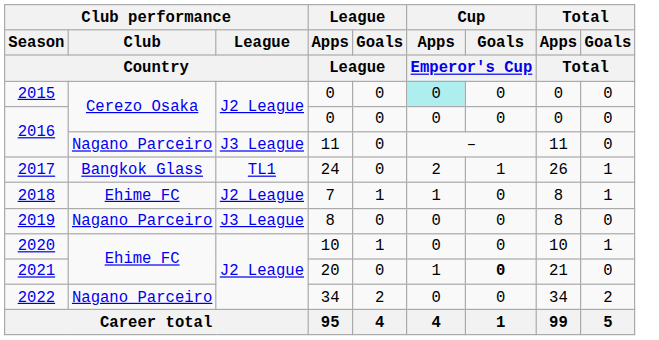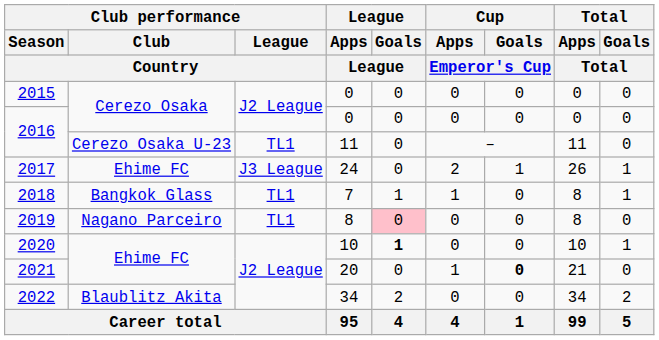(436, 94) paleturquoise background -> (455, 94) no background
(142, 144) Nagano Parceiro -> (151, 144) Cerezo Osaka U-23
(262, 144) J3 League -> (281, 144) TL1
(142, 170) Bangkok Glass -> (151, 170) Ehime FC
(262, 170) TL1 -> (281, 170) J3 League
(142, 195) Ehime FC -> (151, 195) Bangkok Glass
(262, 195) J2 League -> (281, 195) TL1
(262, 221) J3 League -> (281, 221) TL1
(380, 221) no background -> (398, 221) pink background
(380, 246) normal -> (398, 246) bold
(142, 297) Nagano Parceiro -> (151, 297) Blaublitz Akita
